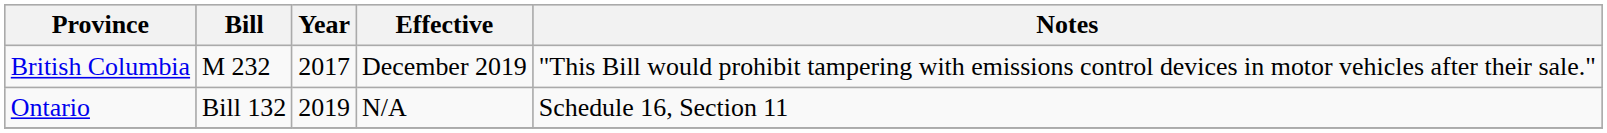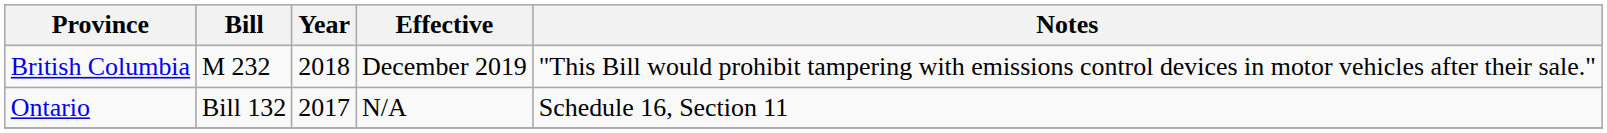(324, 66) 2017 -> (324, 66) 2018
(324, 107) 2019 -> (324, 107) 2017
